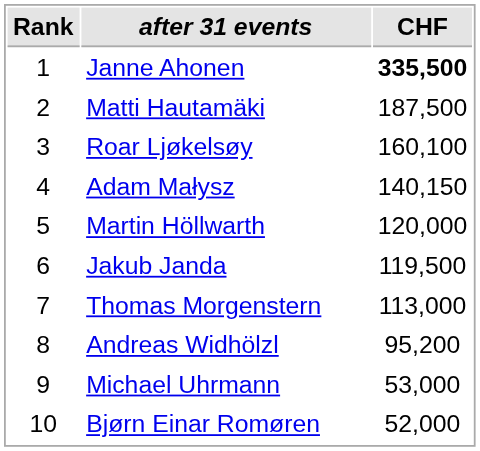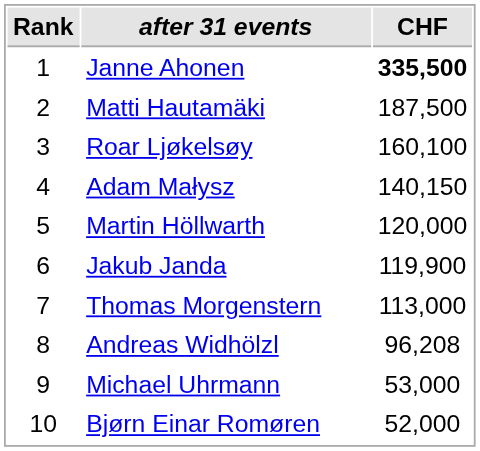(422, 266) 119,500 -> (422, 266) 119,900
(422, 345) 95,200 -> (422, 345) 96,208
